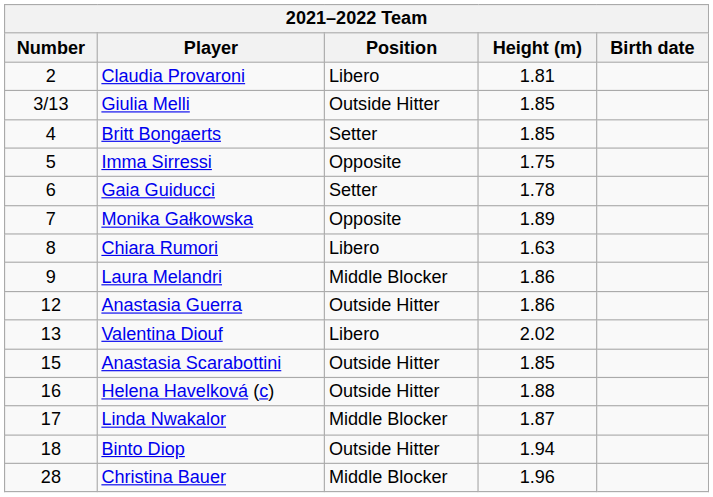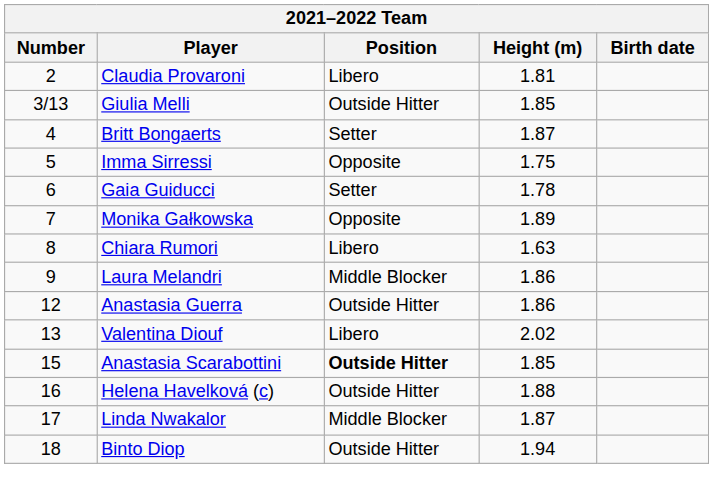(537, 133) 1.85 -> (538, 133) 1.87
(384, 362) normal -> (388, 362) bold
- row: (164, 477)
